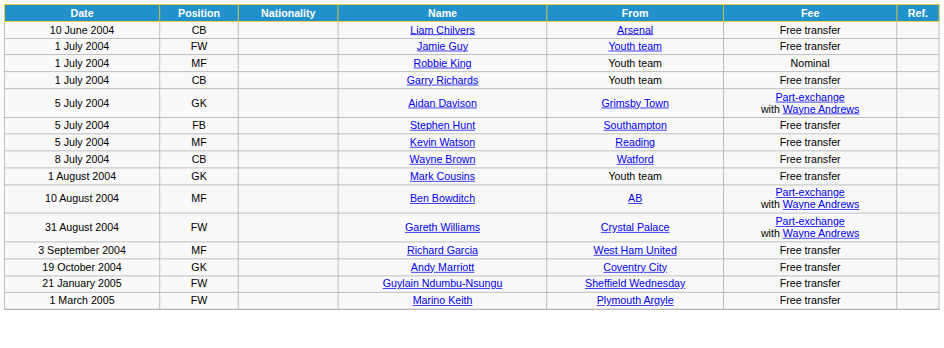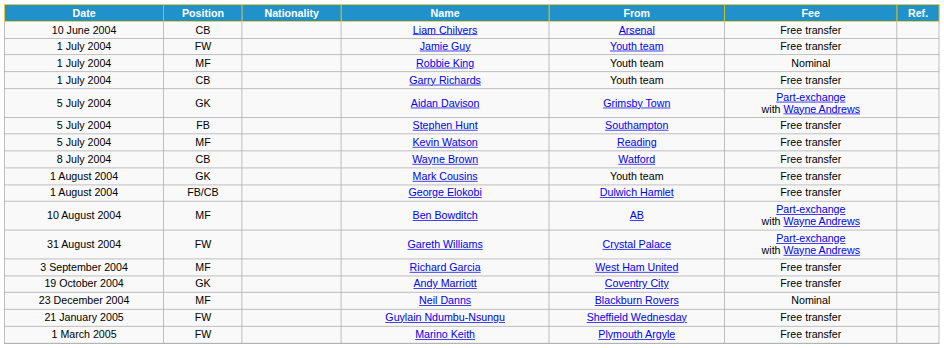+ row: (445, 193)
+ row: (445, 301)
